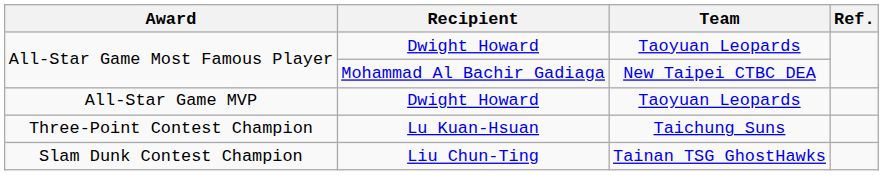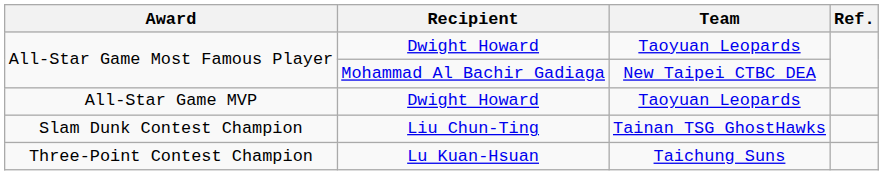rows swapped: (171, 129) <-> (171, 156)
